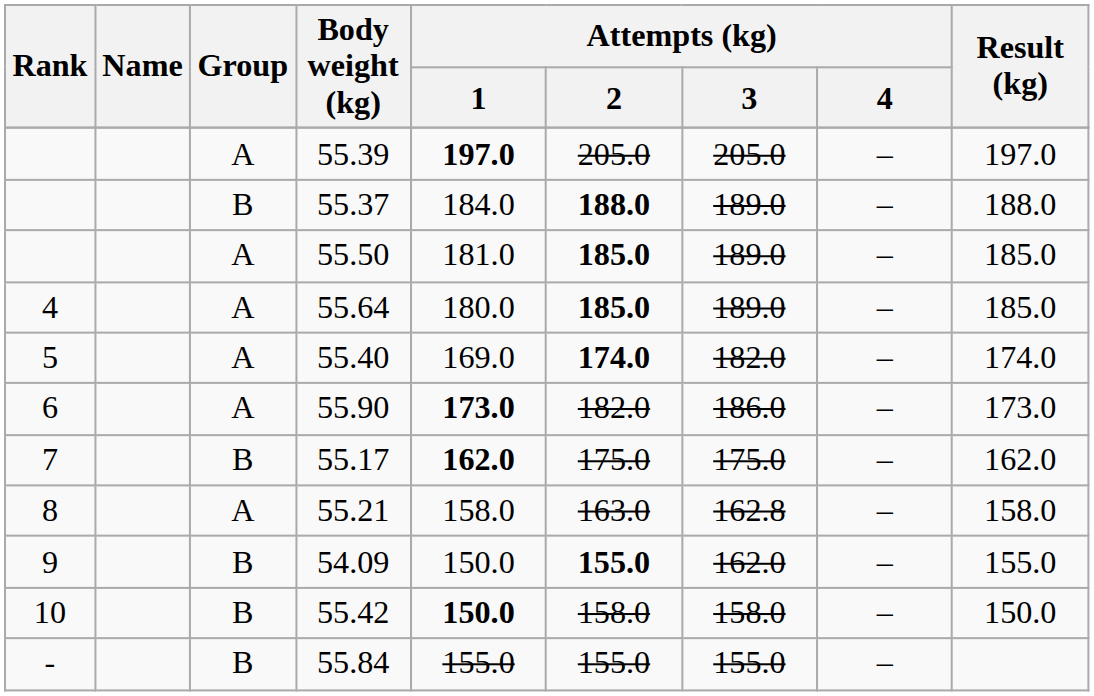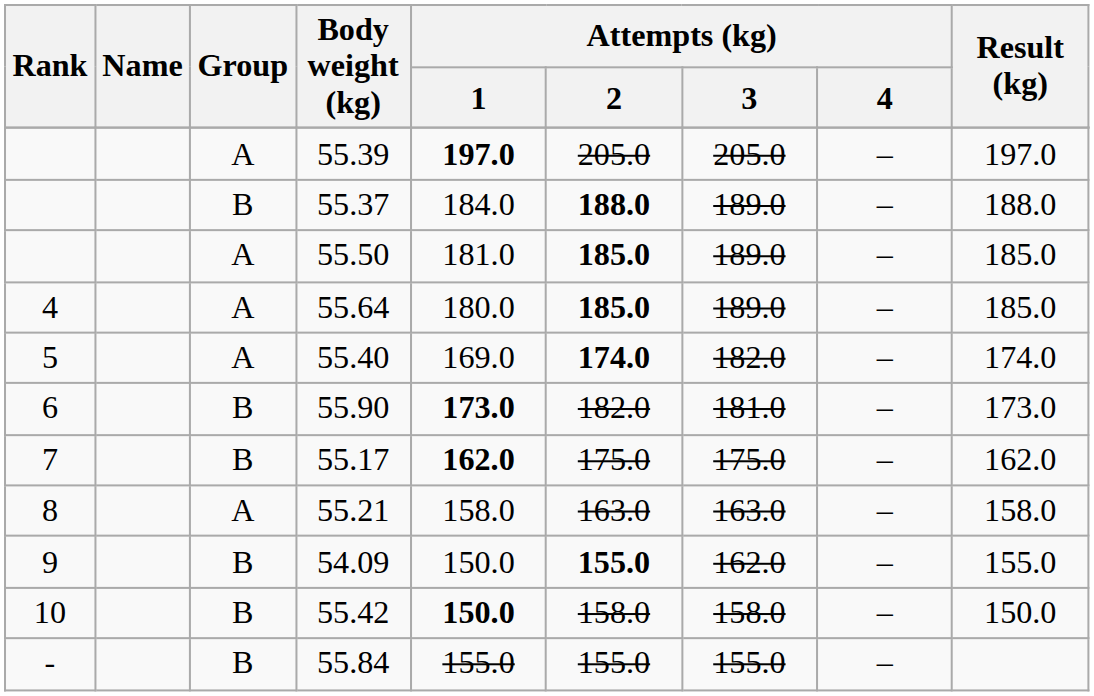(243, 408) A -> (243, 408) B
(749, 408) 186.0 -> (749, 408) 181.0
(749, 510) 162.8 -> (749, 510) 163.0
